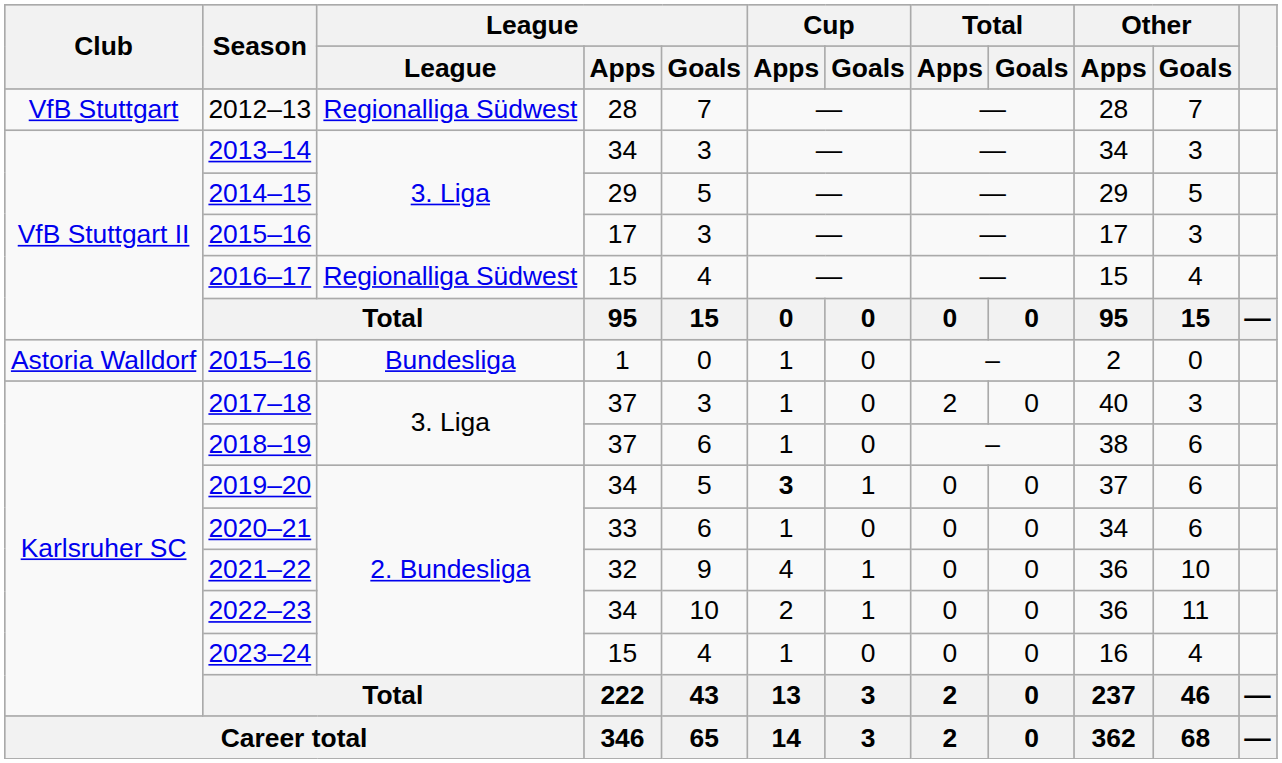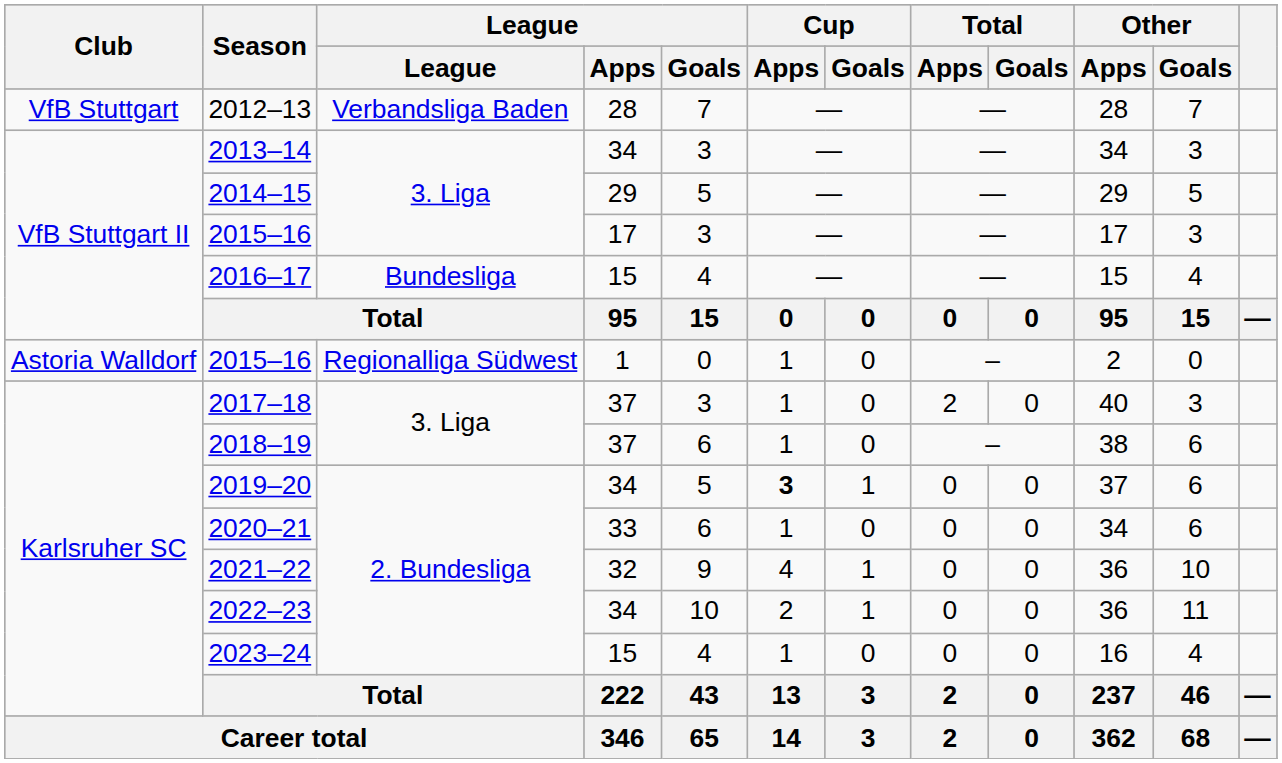(450, 109) Regionalliga Südwest -> (450, 109) Verbandsliga Baden
(450, 276) Regionalliga Südwest -> (450, 276) Bundesliga
(450, 360) Bundesliga -> (450, 360) Regionalliga Südwest
